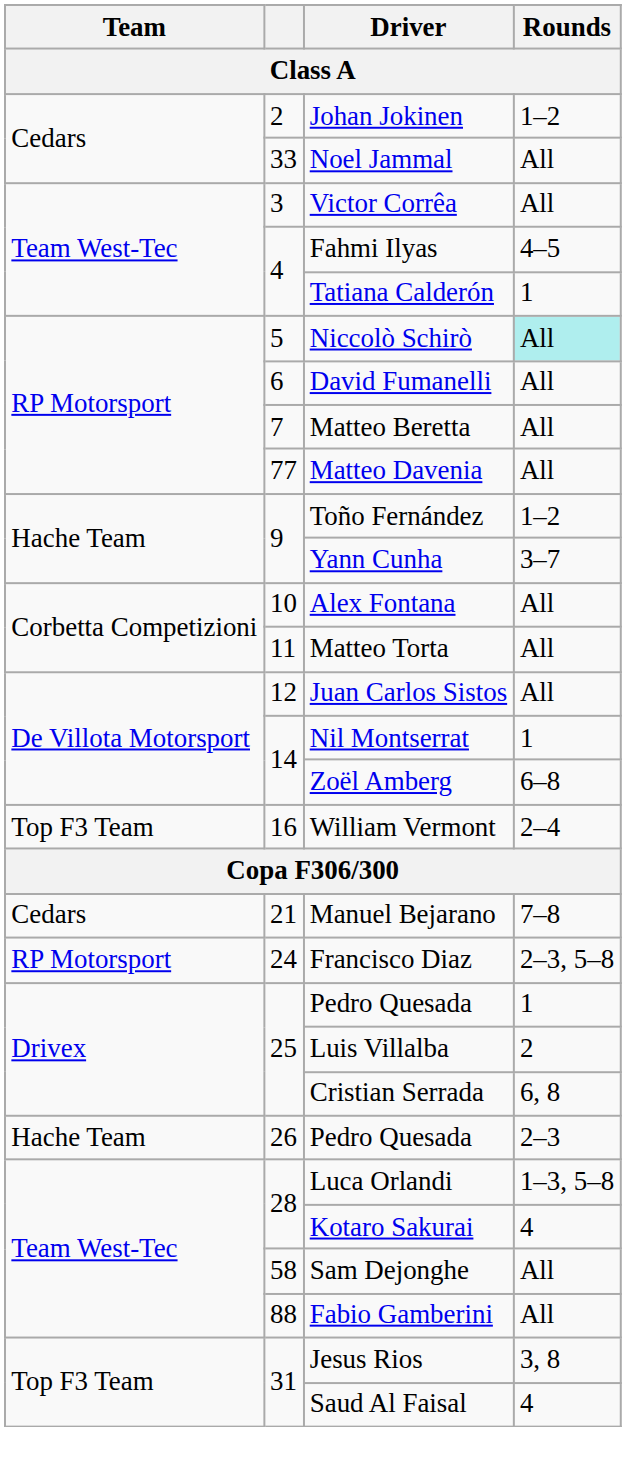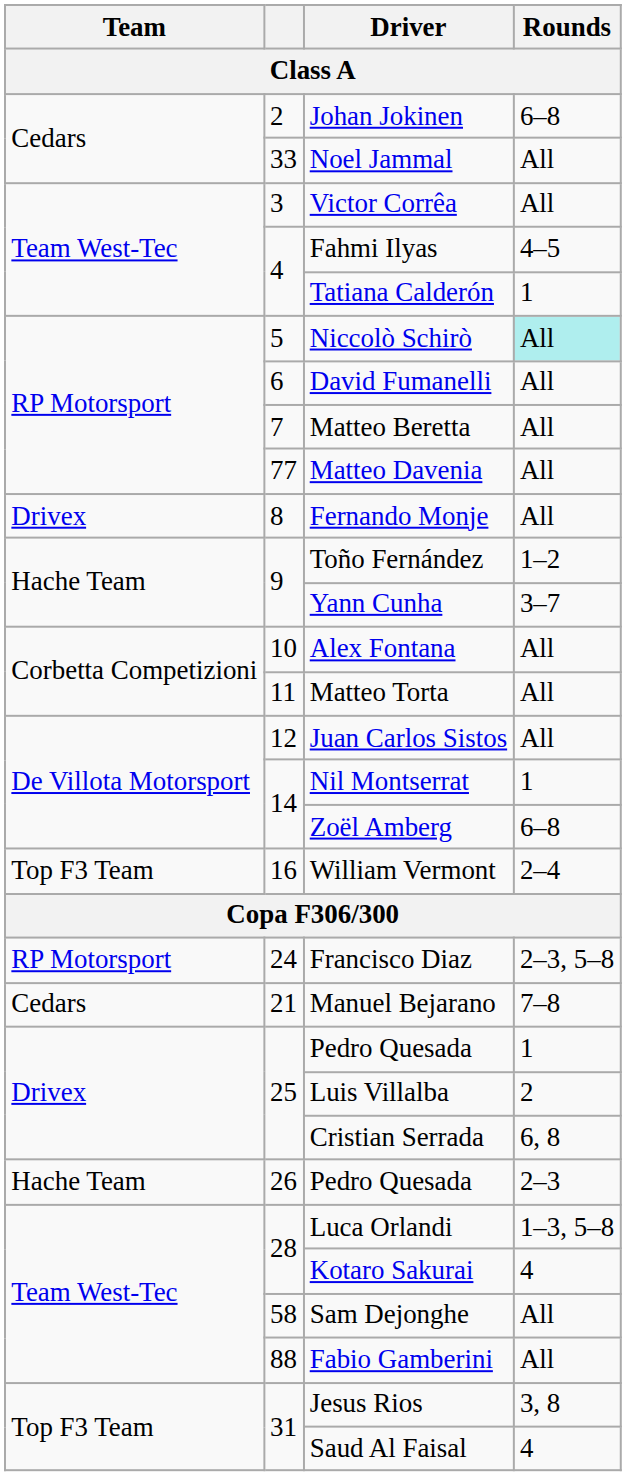(540, 115) 1–2 -> (540, 115) 6–8
+ row: (277, 514)
rows swapped: (284, 914) <-> (284, 959)
